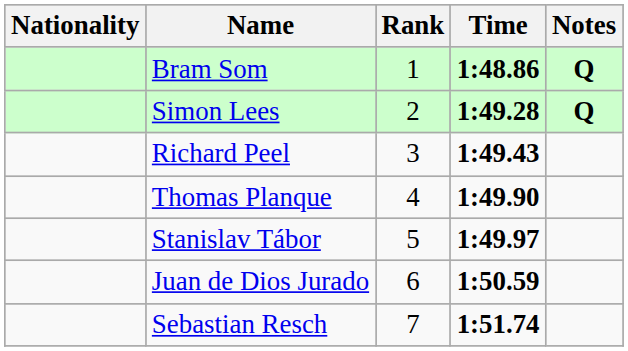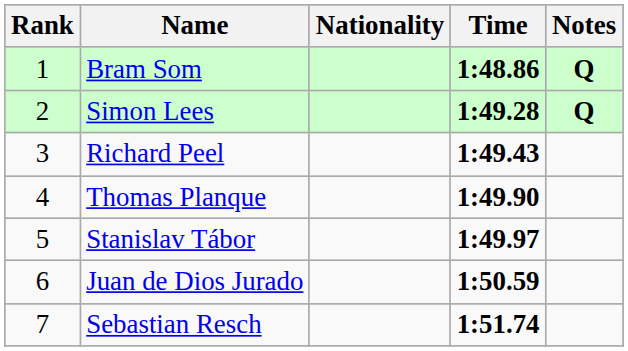columns swapped: (413, 25) <-> (75, 25)
